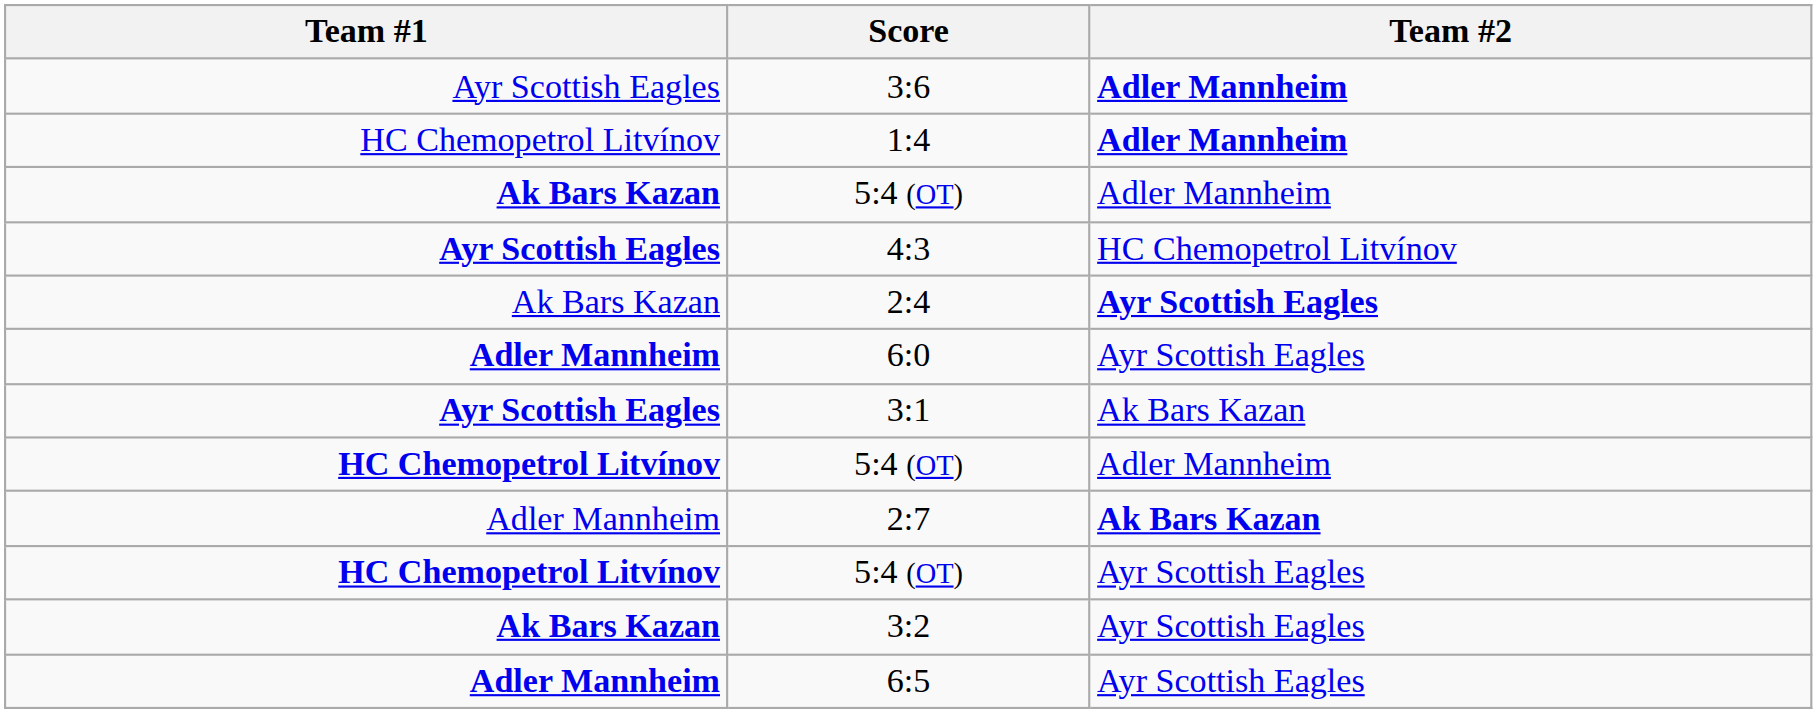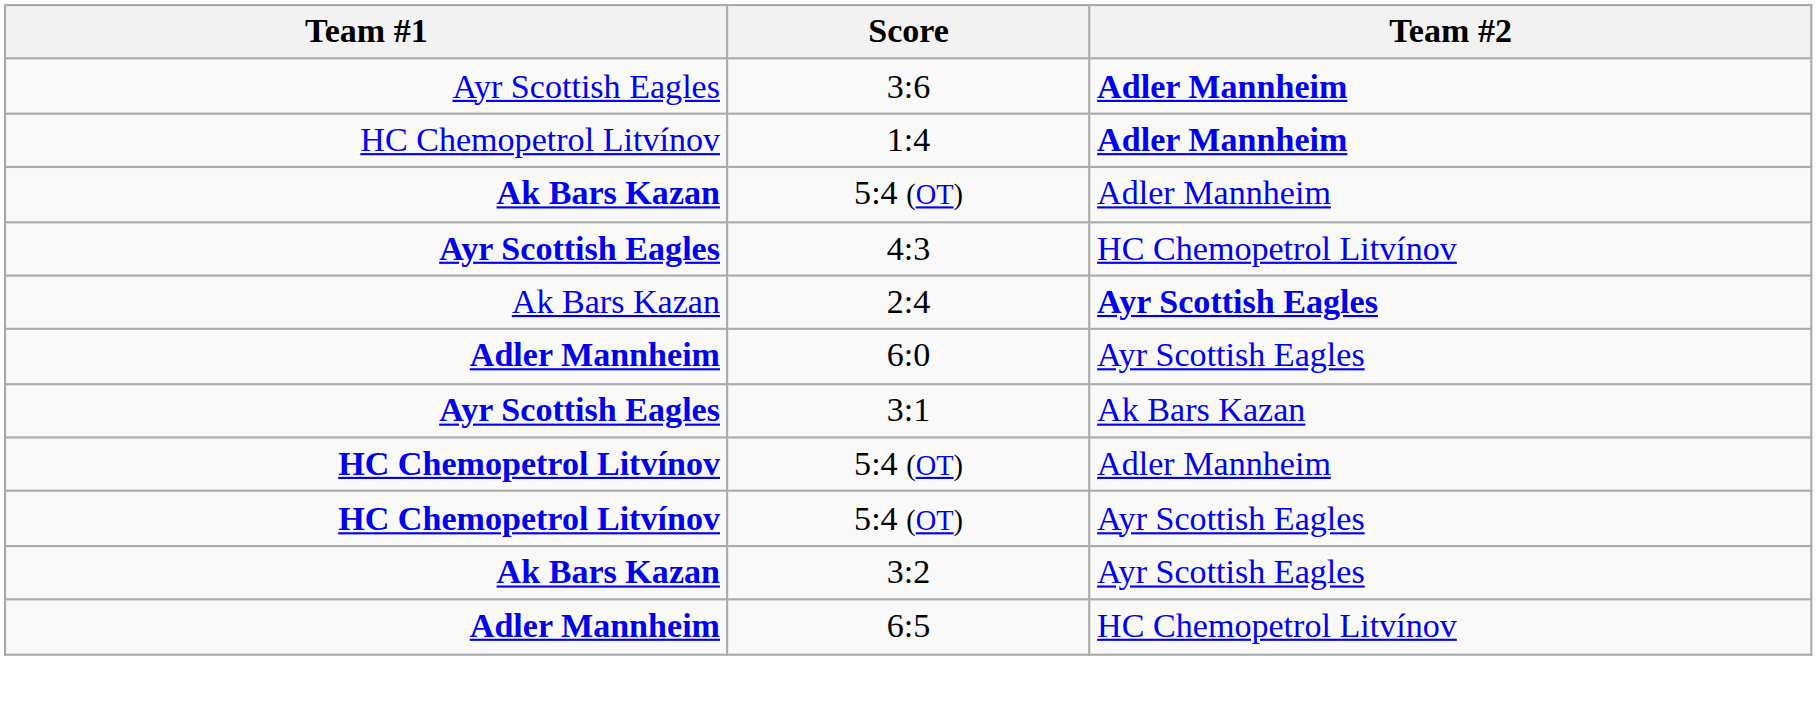- row: (603, 517)
(1231, 680) Ayr Scottish Eagles -> (1277, 626) HC Chemopetrol Litvínov
